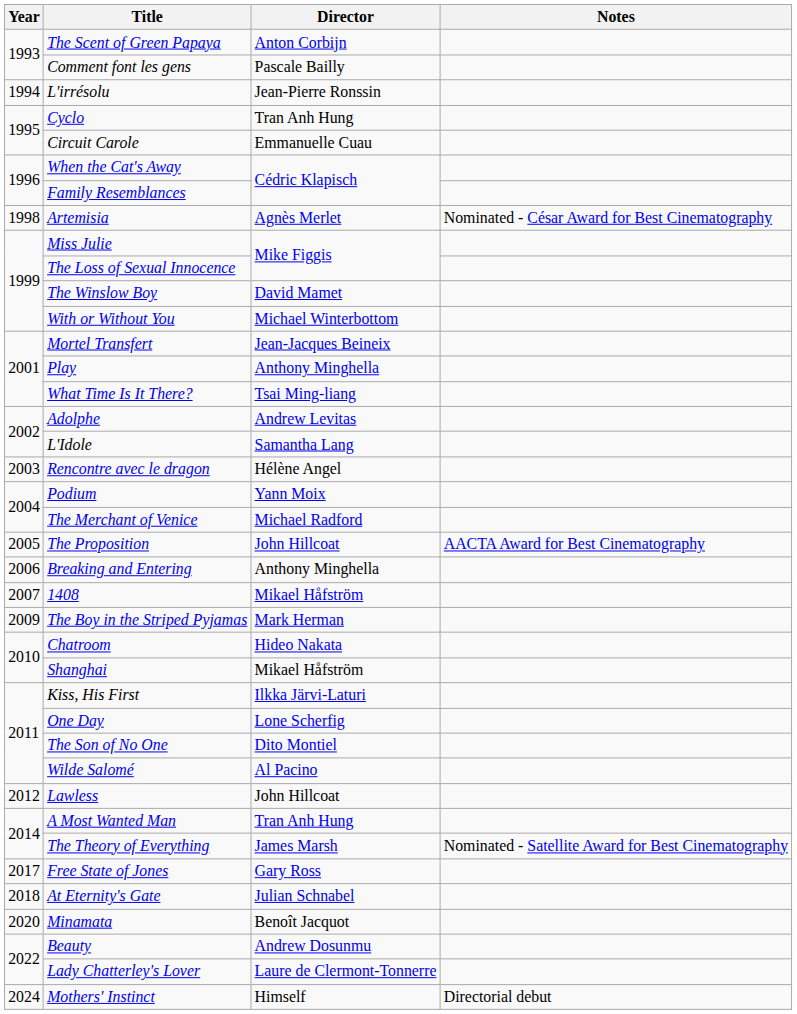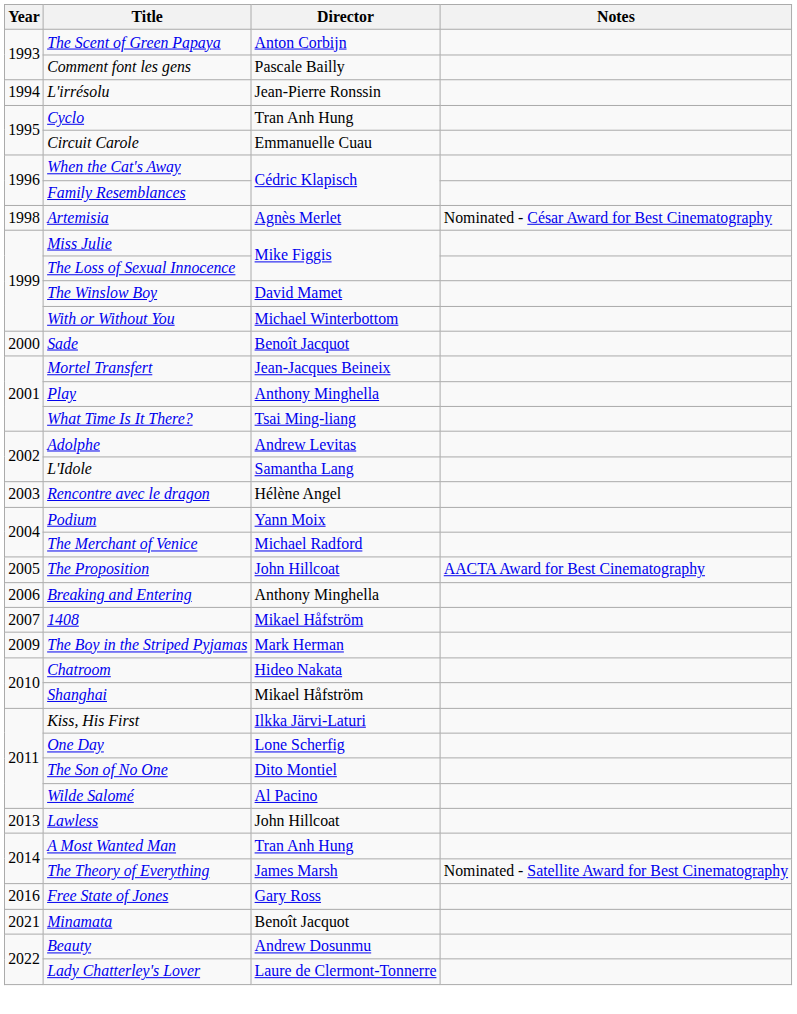+ row: (63, 343)
(24, 795) 2012 -> (24, 820) 2013
(24, 871) 2017 -> (24, 896) 2016
- row: (104, 896)
(24, 921) 2020 -> (24, 921) 2021
- row: (101, 996)
